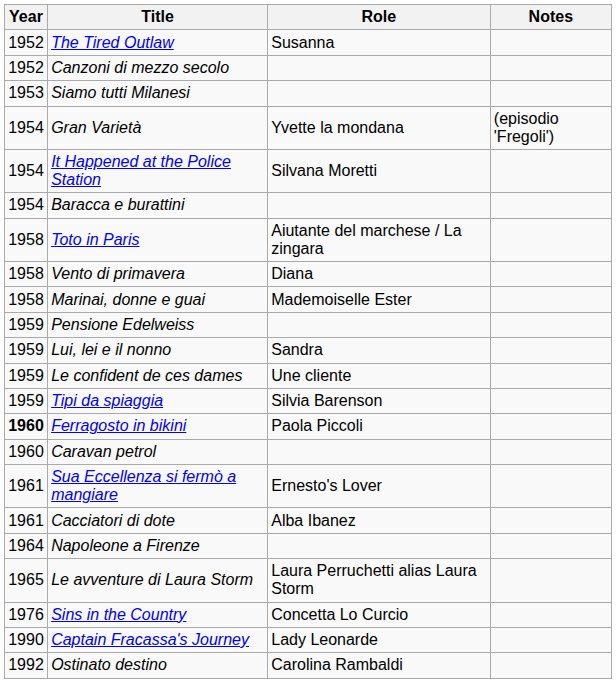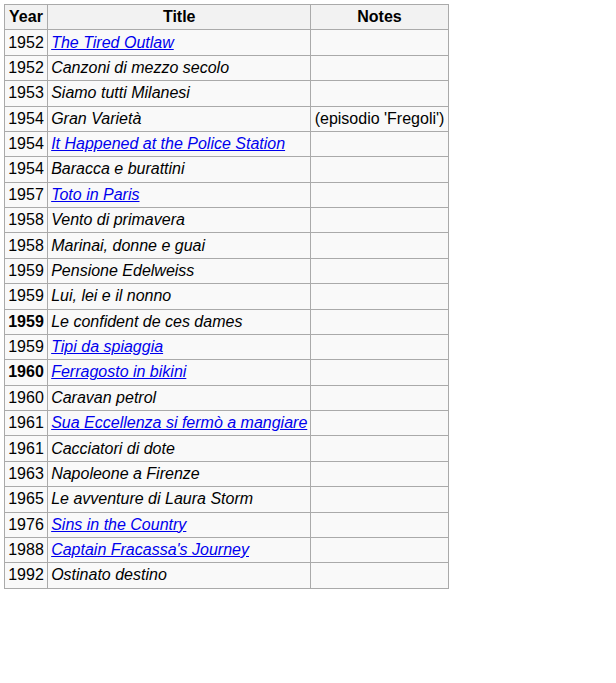- column: (379, 17)
(26, 239) 1958 -> (26, 194) 1957
(26, 375) normal -> (26, 321) bold
(26, 545) 1964 -> (26, 473) 1963
(26, 640) 1990 -> (26, 550) 1988
